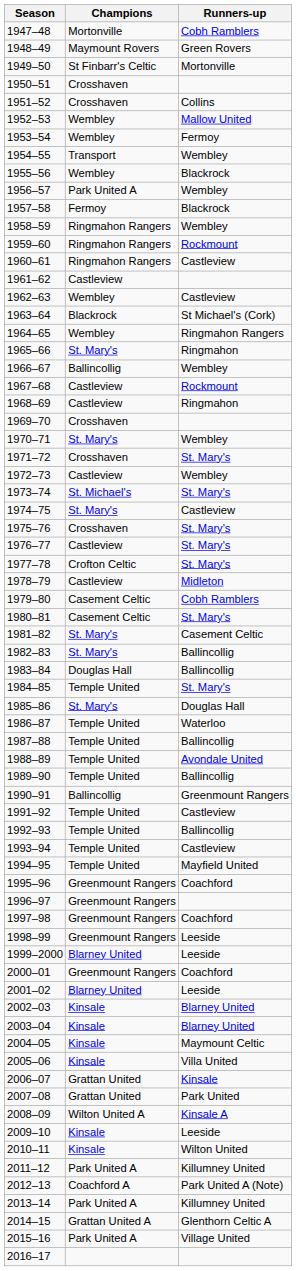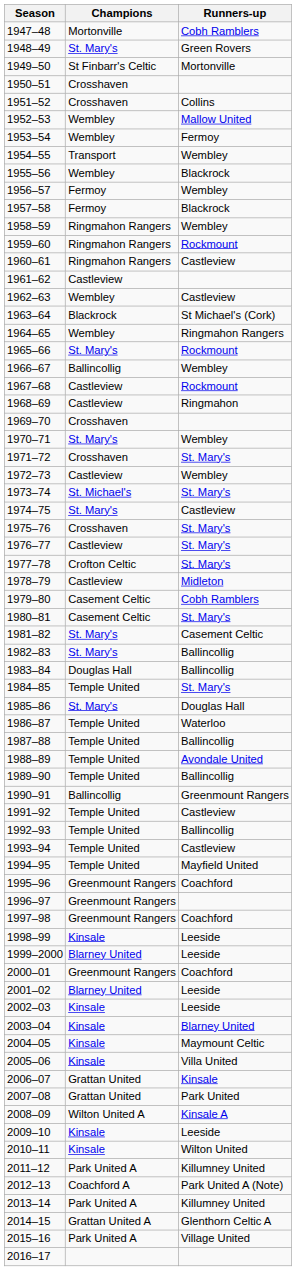(114, 48) Maymount Rovers -> (93, 48) St. Mary's
(102, 191) Park United A -> (87, 191) Fermoy
(210, 350) Ringmahon -> (209, 350) Rockmount
(122, 937) Greenmount Rangers -> (87, 937) Kinsale
(218, 1008) Blarney United -> (201, 1008) Leeside
